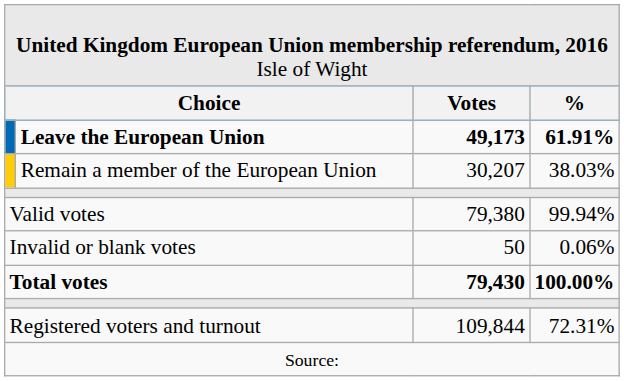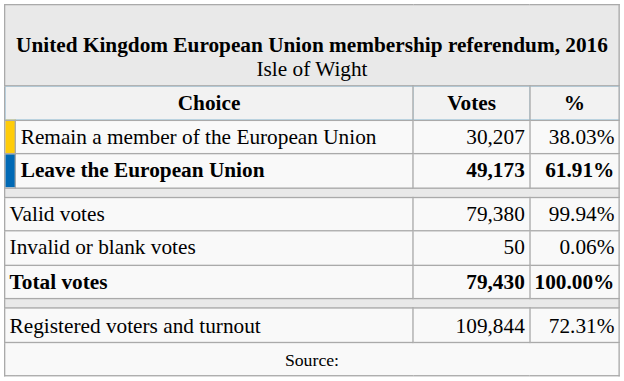rows swapped: (143, 136) <-> (199, 170)
